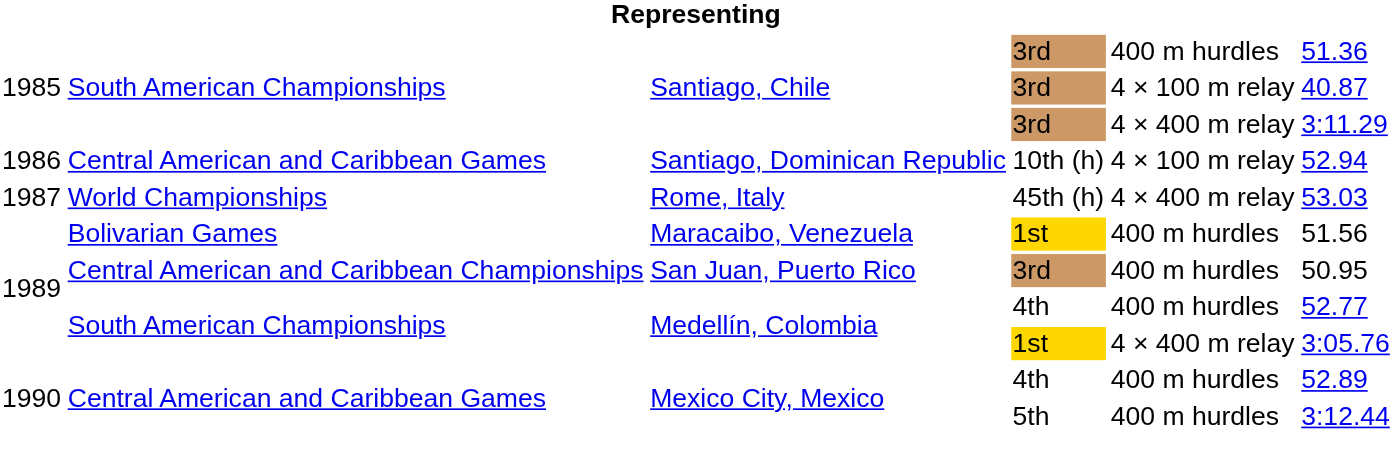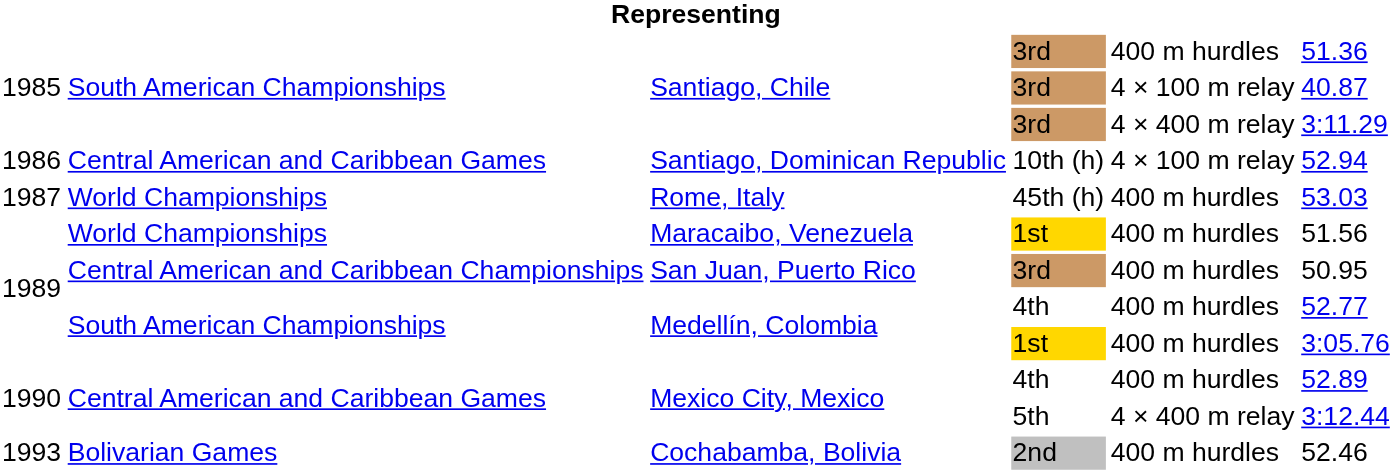(1203, 197) 4 × 400 m relay -> (1195, 197) 400 m hurdles
(173, 233) Bolivarian Games -> (197, 233) World Championships
(1203, 343) 4 × 400 m relay -> (1195, 343) 400 m hurdles
(1195, 416) 400 m hurdles -> (1203, 416) 4 × 400 m relay
+ row: (776, 452)
